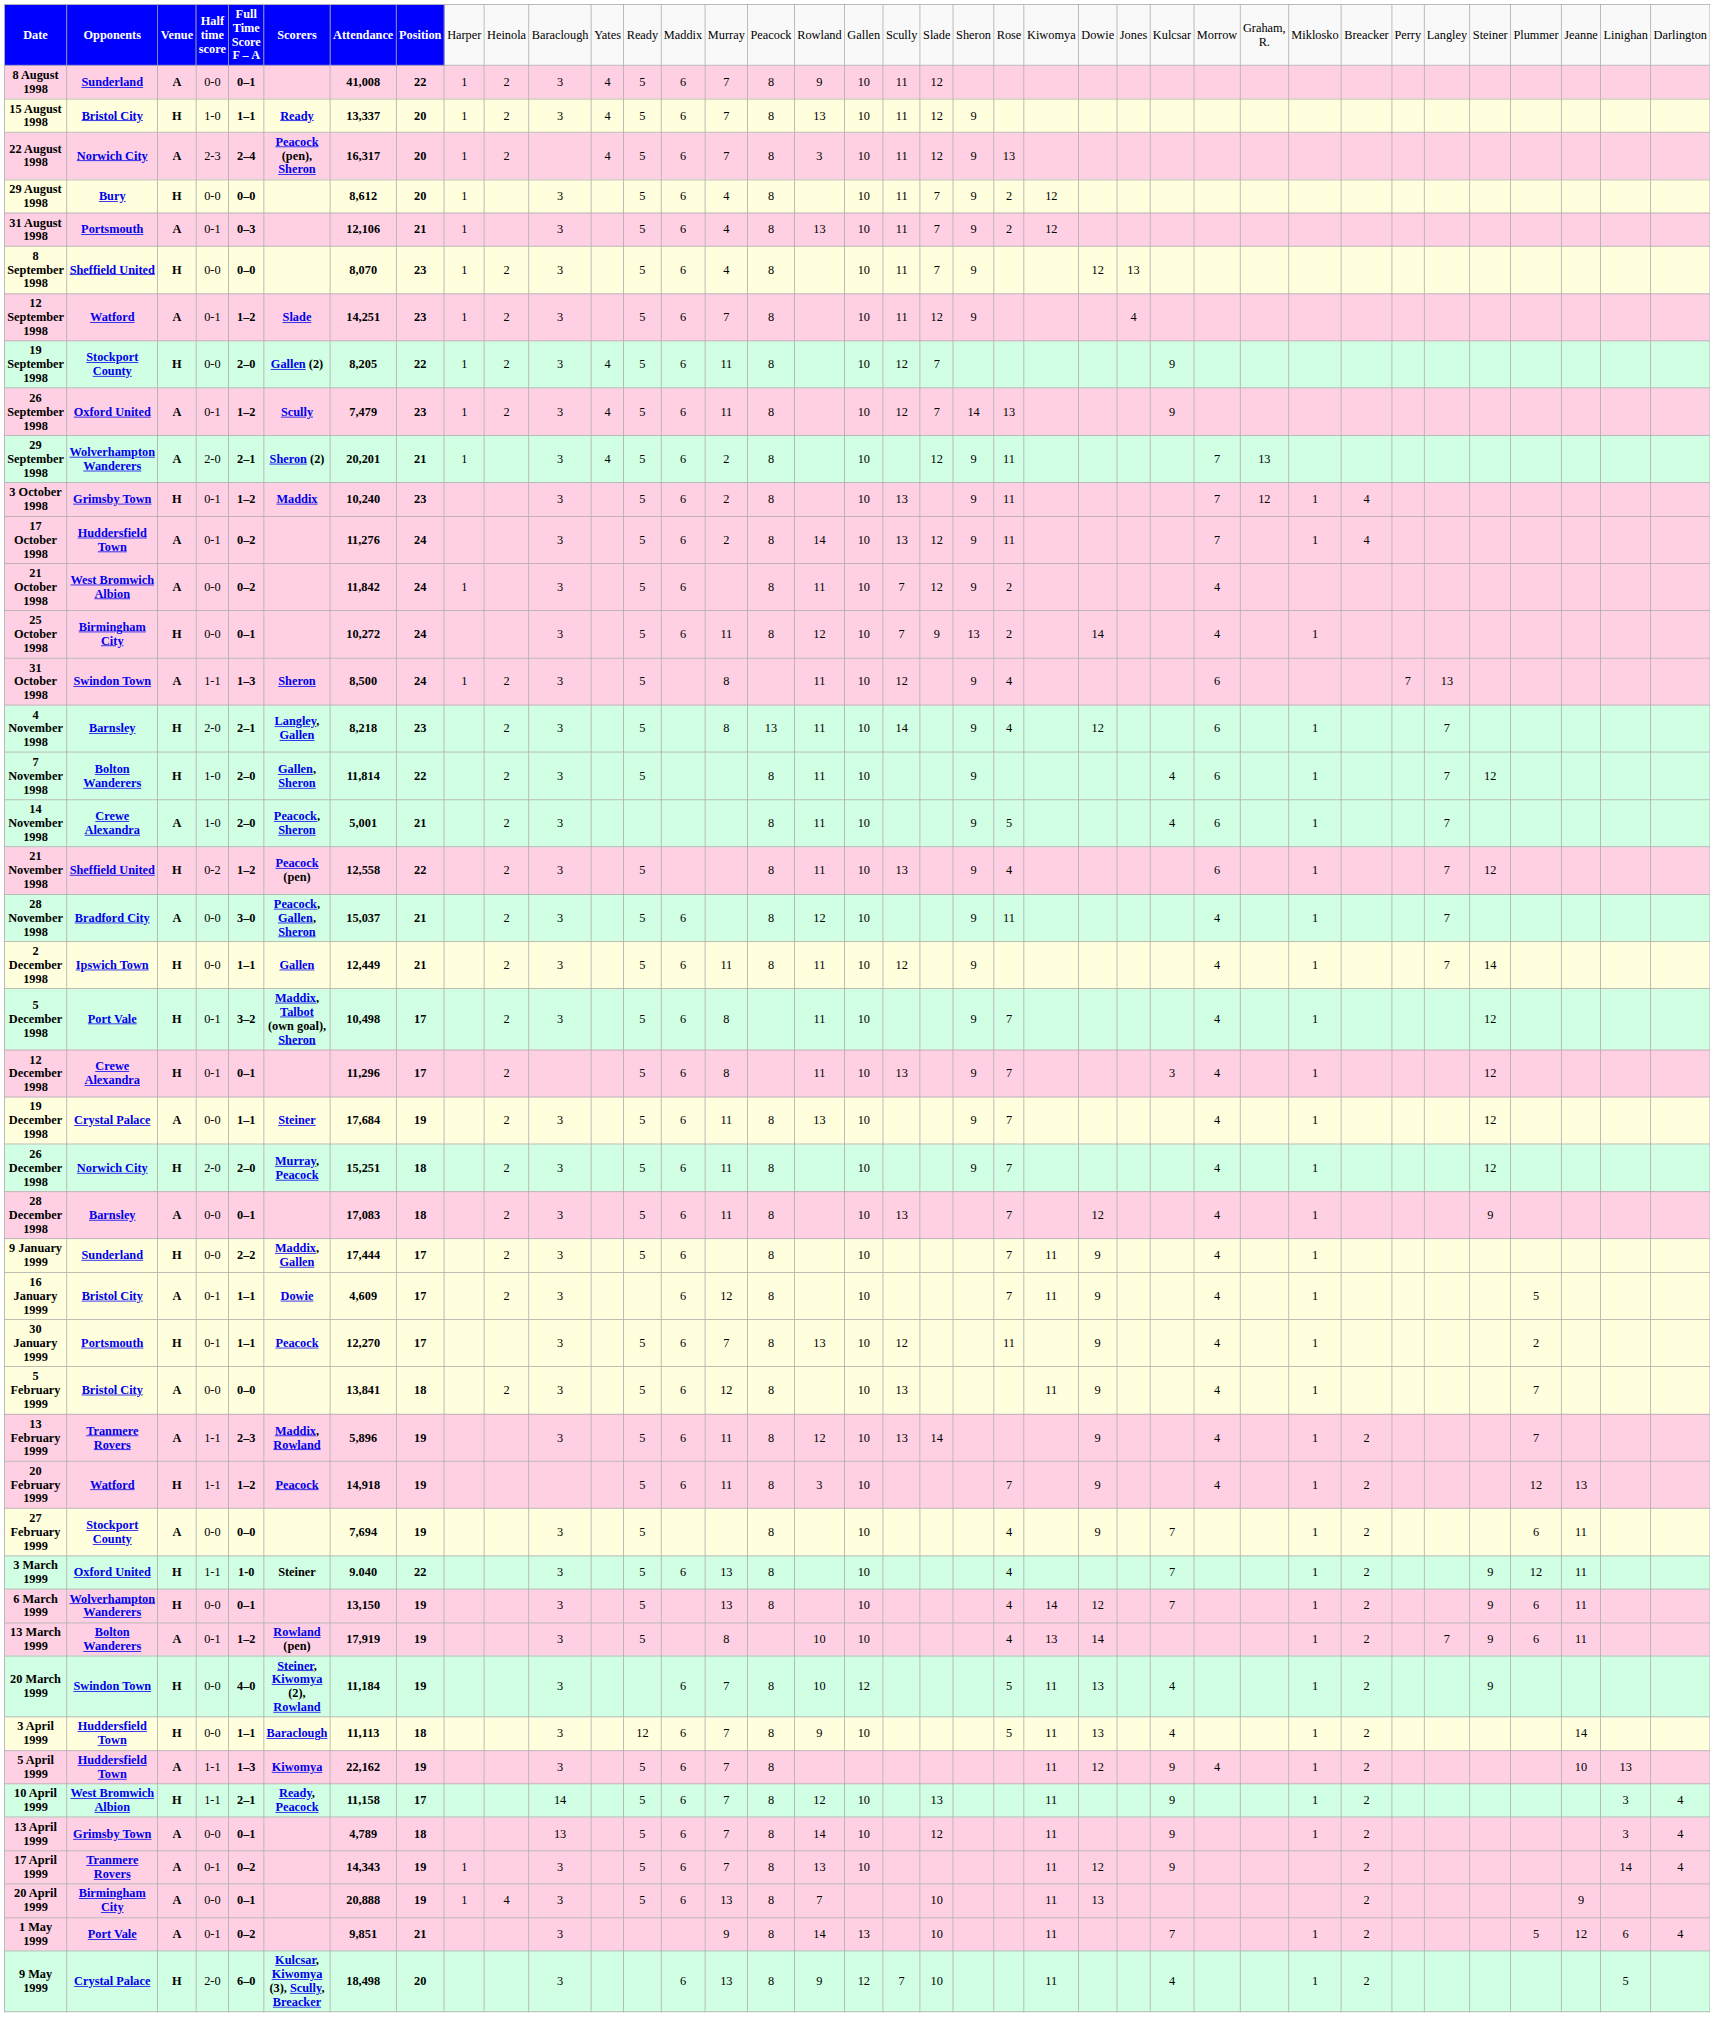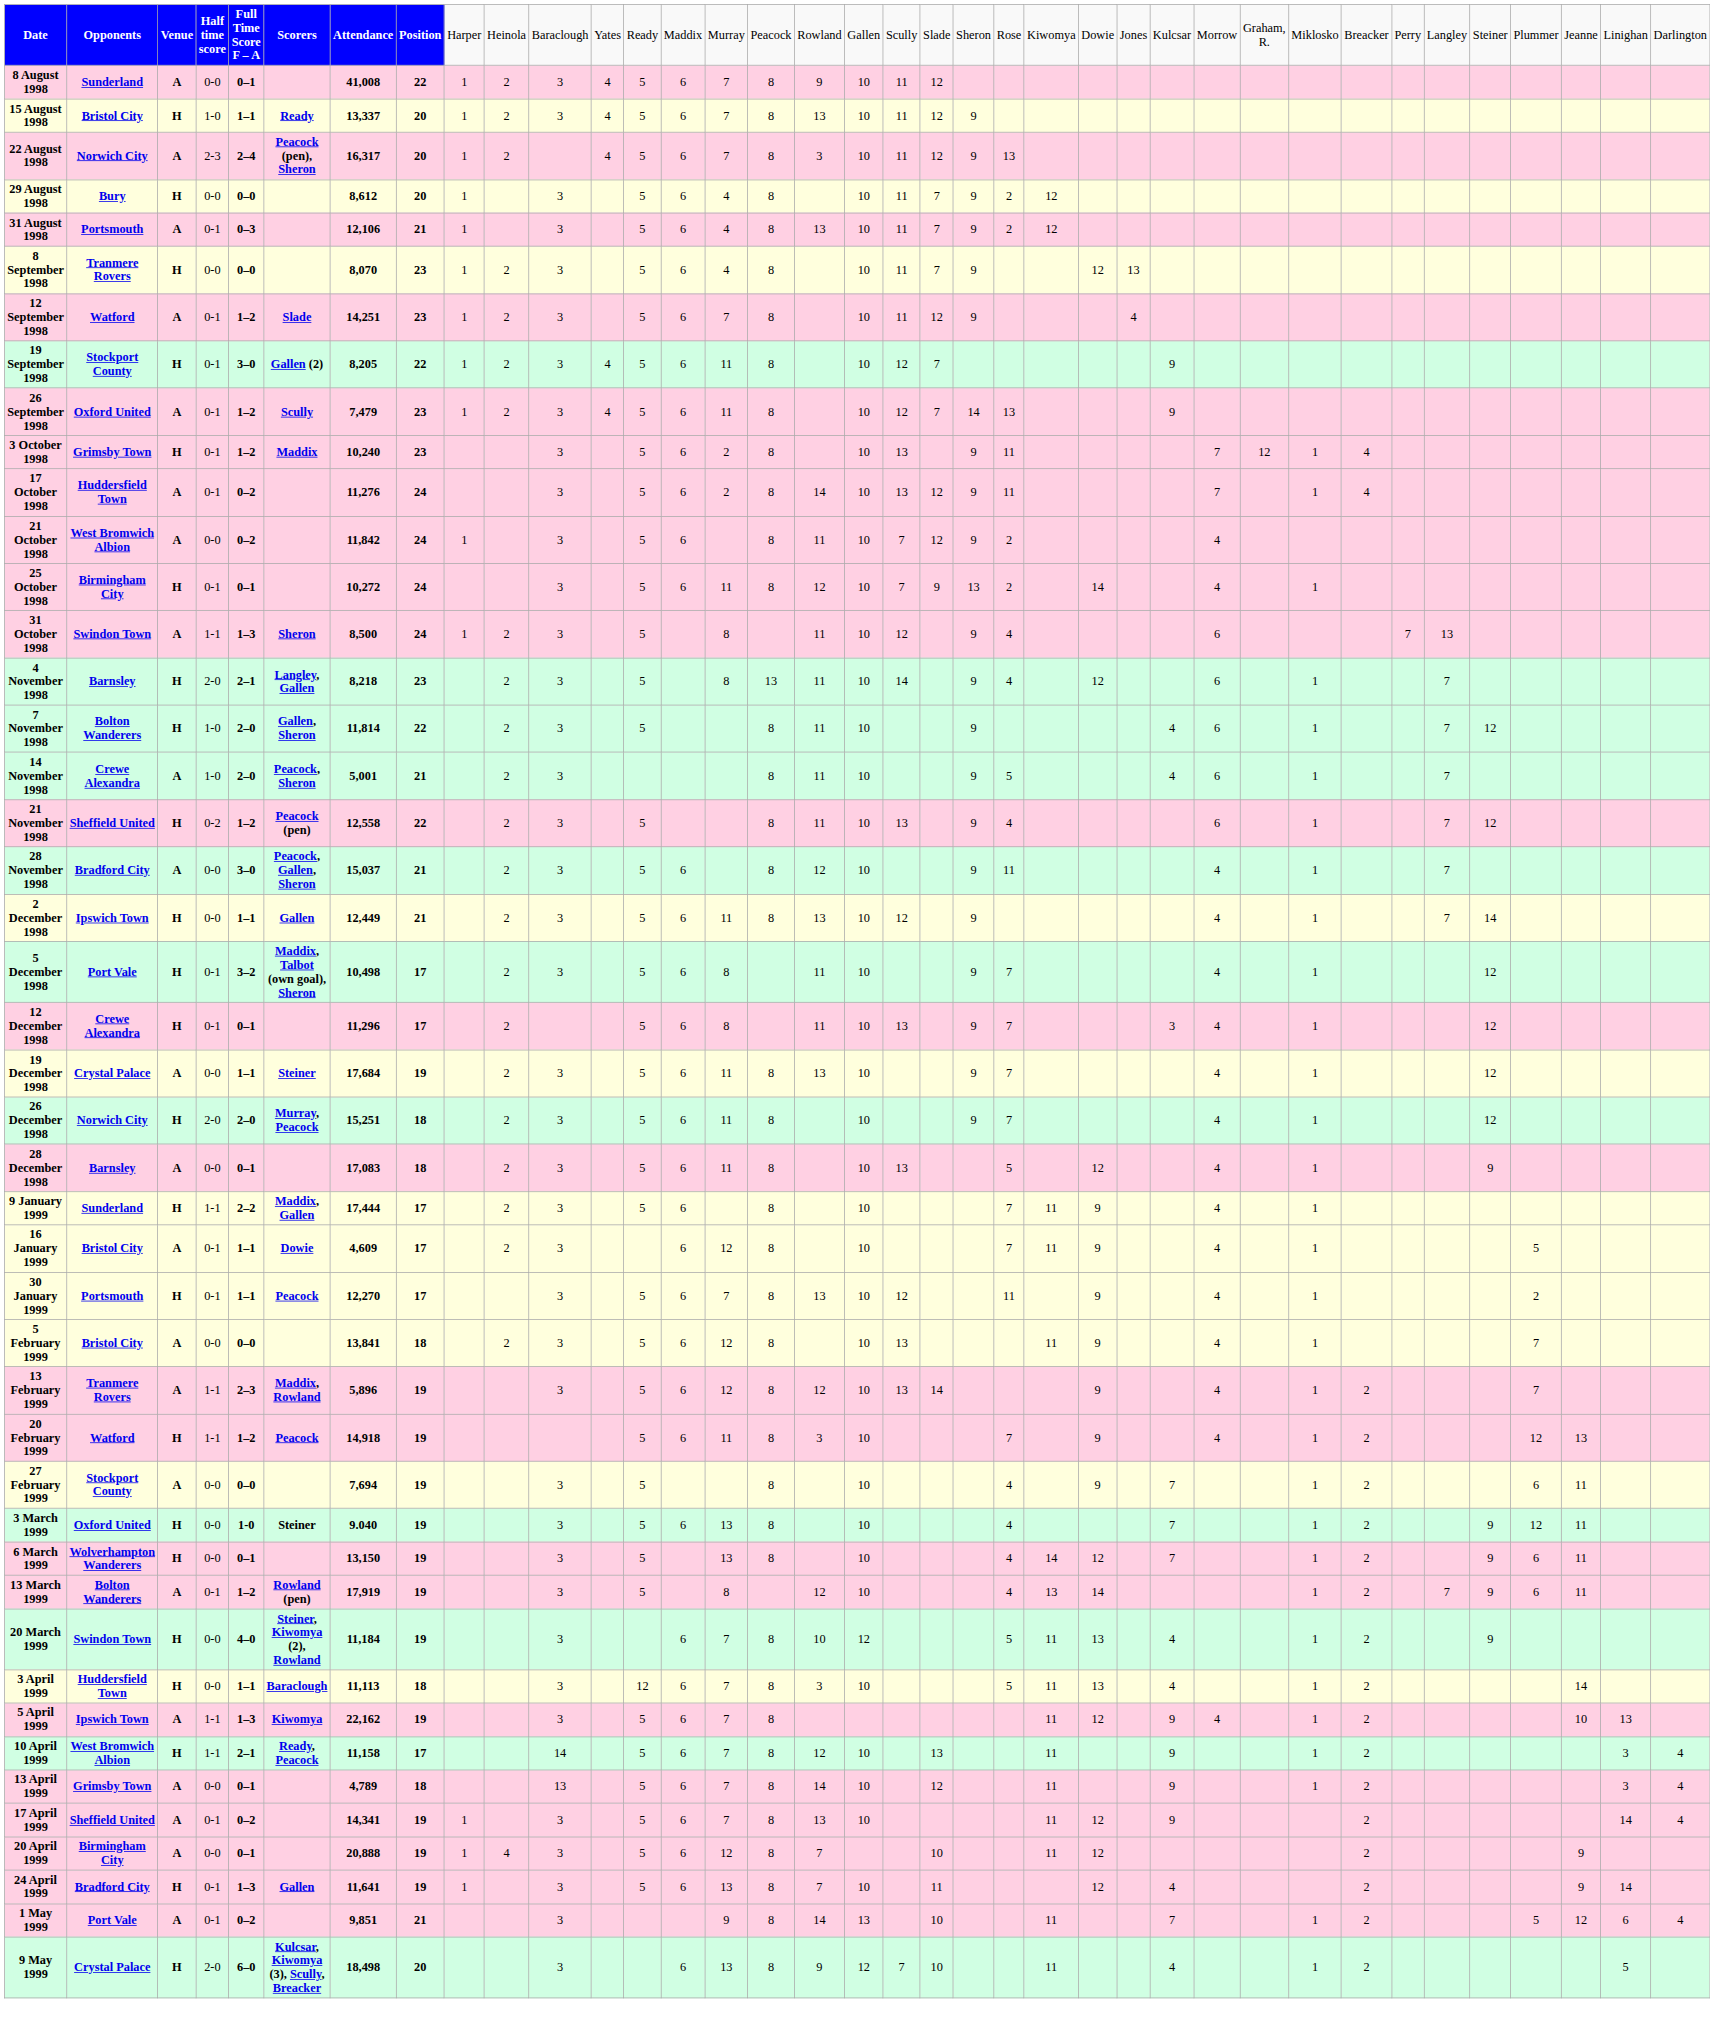(112, 270) Sheffield United -> (112, 270) Tranmere Rovers
(212, 364) 0-0 -> (212, 364) 0-1
(246, 364) 2–0 -> (246, 364) 3–0
- row: (36, 459)
(212, 634) 0-0 -> (212, 587) 0-1
(819, 965) 11 -> (819, 917) 13
(1009, 1215) 7 -> (1009, 1168) 5
(212, 1255) 0-0 -> (212, 1208) 1-1
(726, 1437) 11 -> (726, 1390) 12
(212, 1572) 1-1 -> (212, 1525) 0-0
(420, 1572) 22 -> (420, 1525) 19
(819, 1639) 10 -> (819, 1592) 12
(819, 1733) 9 -> (819, 1686) 3
(112, 1767) Huddersfield Town -> (112, 1720) Ipswich Town
(112, 1867) Tranmere Rovers -> (112, 1820) Sheffield United
(363, 1867) 14,343 -> (363, 1820) 14,341
(726, 1900) 13 -> (726, 1853) 12
(1098, 1900) 13 -> (1098, 1853) 12
+ row: (36, 1887)
